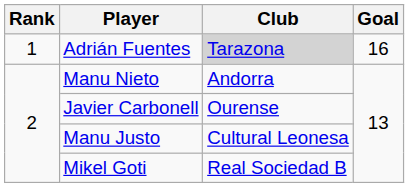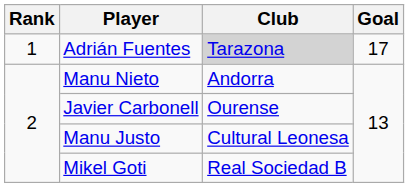(378, 49) 16 -> (378, 49) 17
